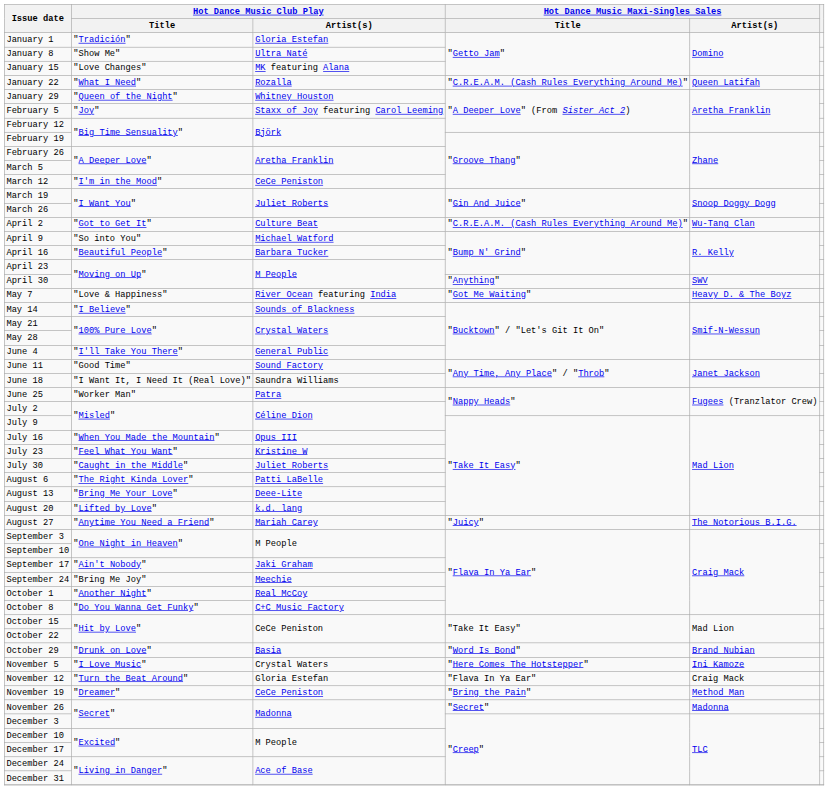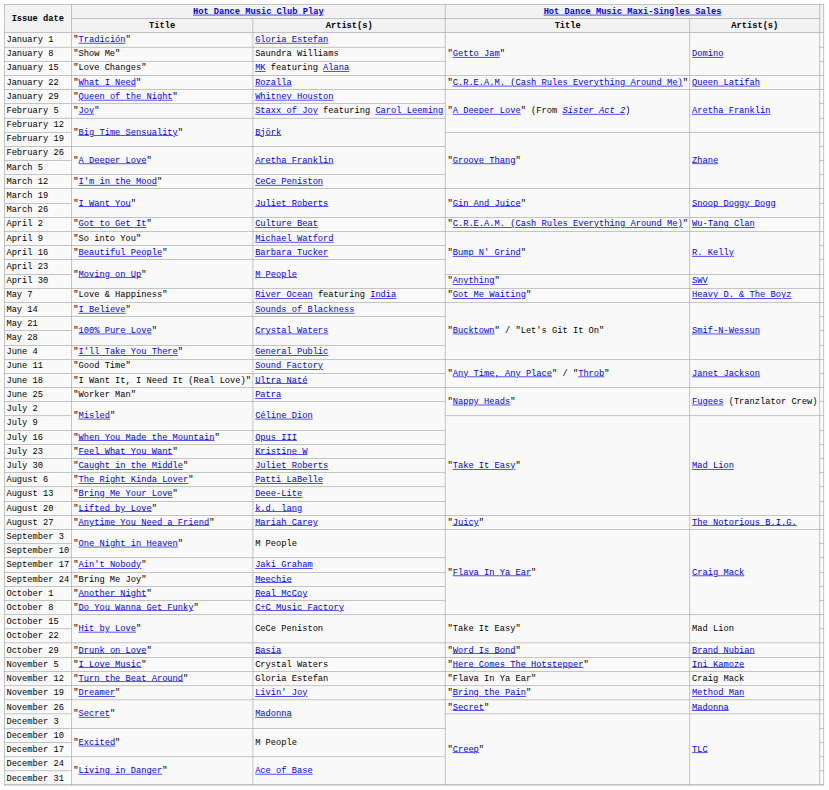(281, 54) Ultra Naté -> (297, 54) Saundra Williams
(297, 381) Saundra Williams -> (281, 381) Ultra Naté
(289, 693) CeCe Peniston -> (281, 693) Livin' Joy
